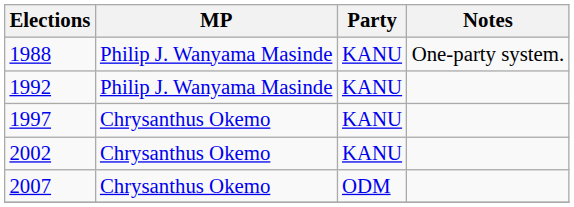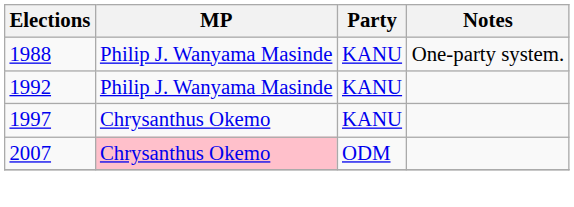- row: (30, 152)
(185, 185) no background -> (185, 152) pink background
